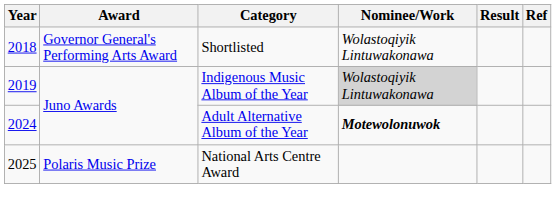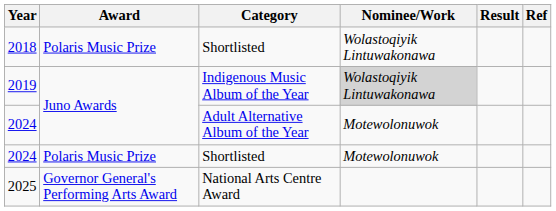(110, 46) Governor General's Performing Arts Award -> (100, 46) Polaris Music Prize
(391, 124) bold -> (391, 124) normal
+ row: (22, 155)
(100, 163) Polaris Music Prize -> (110, 186) Governor General's Performing Arts Award
